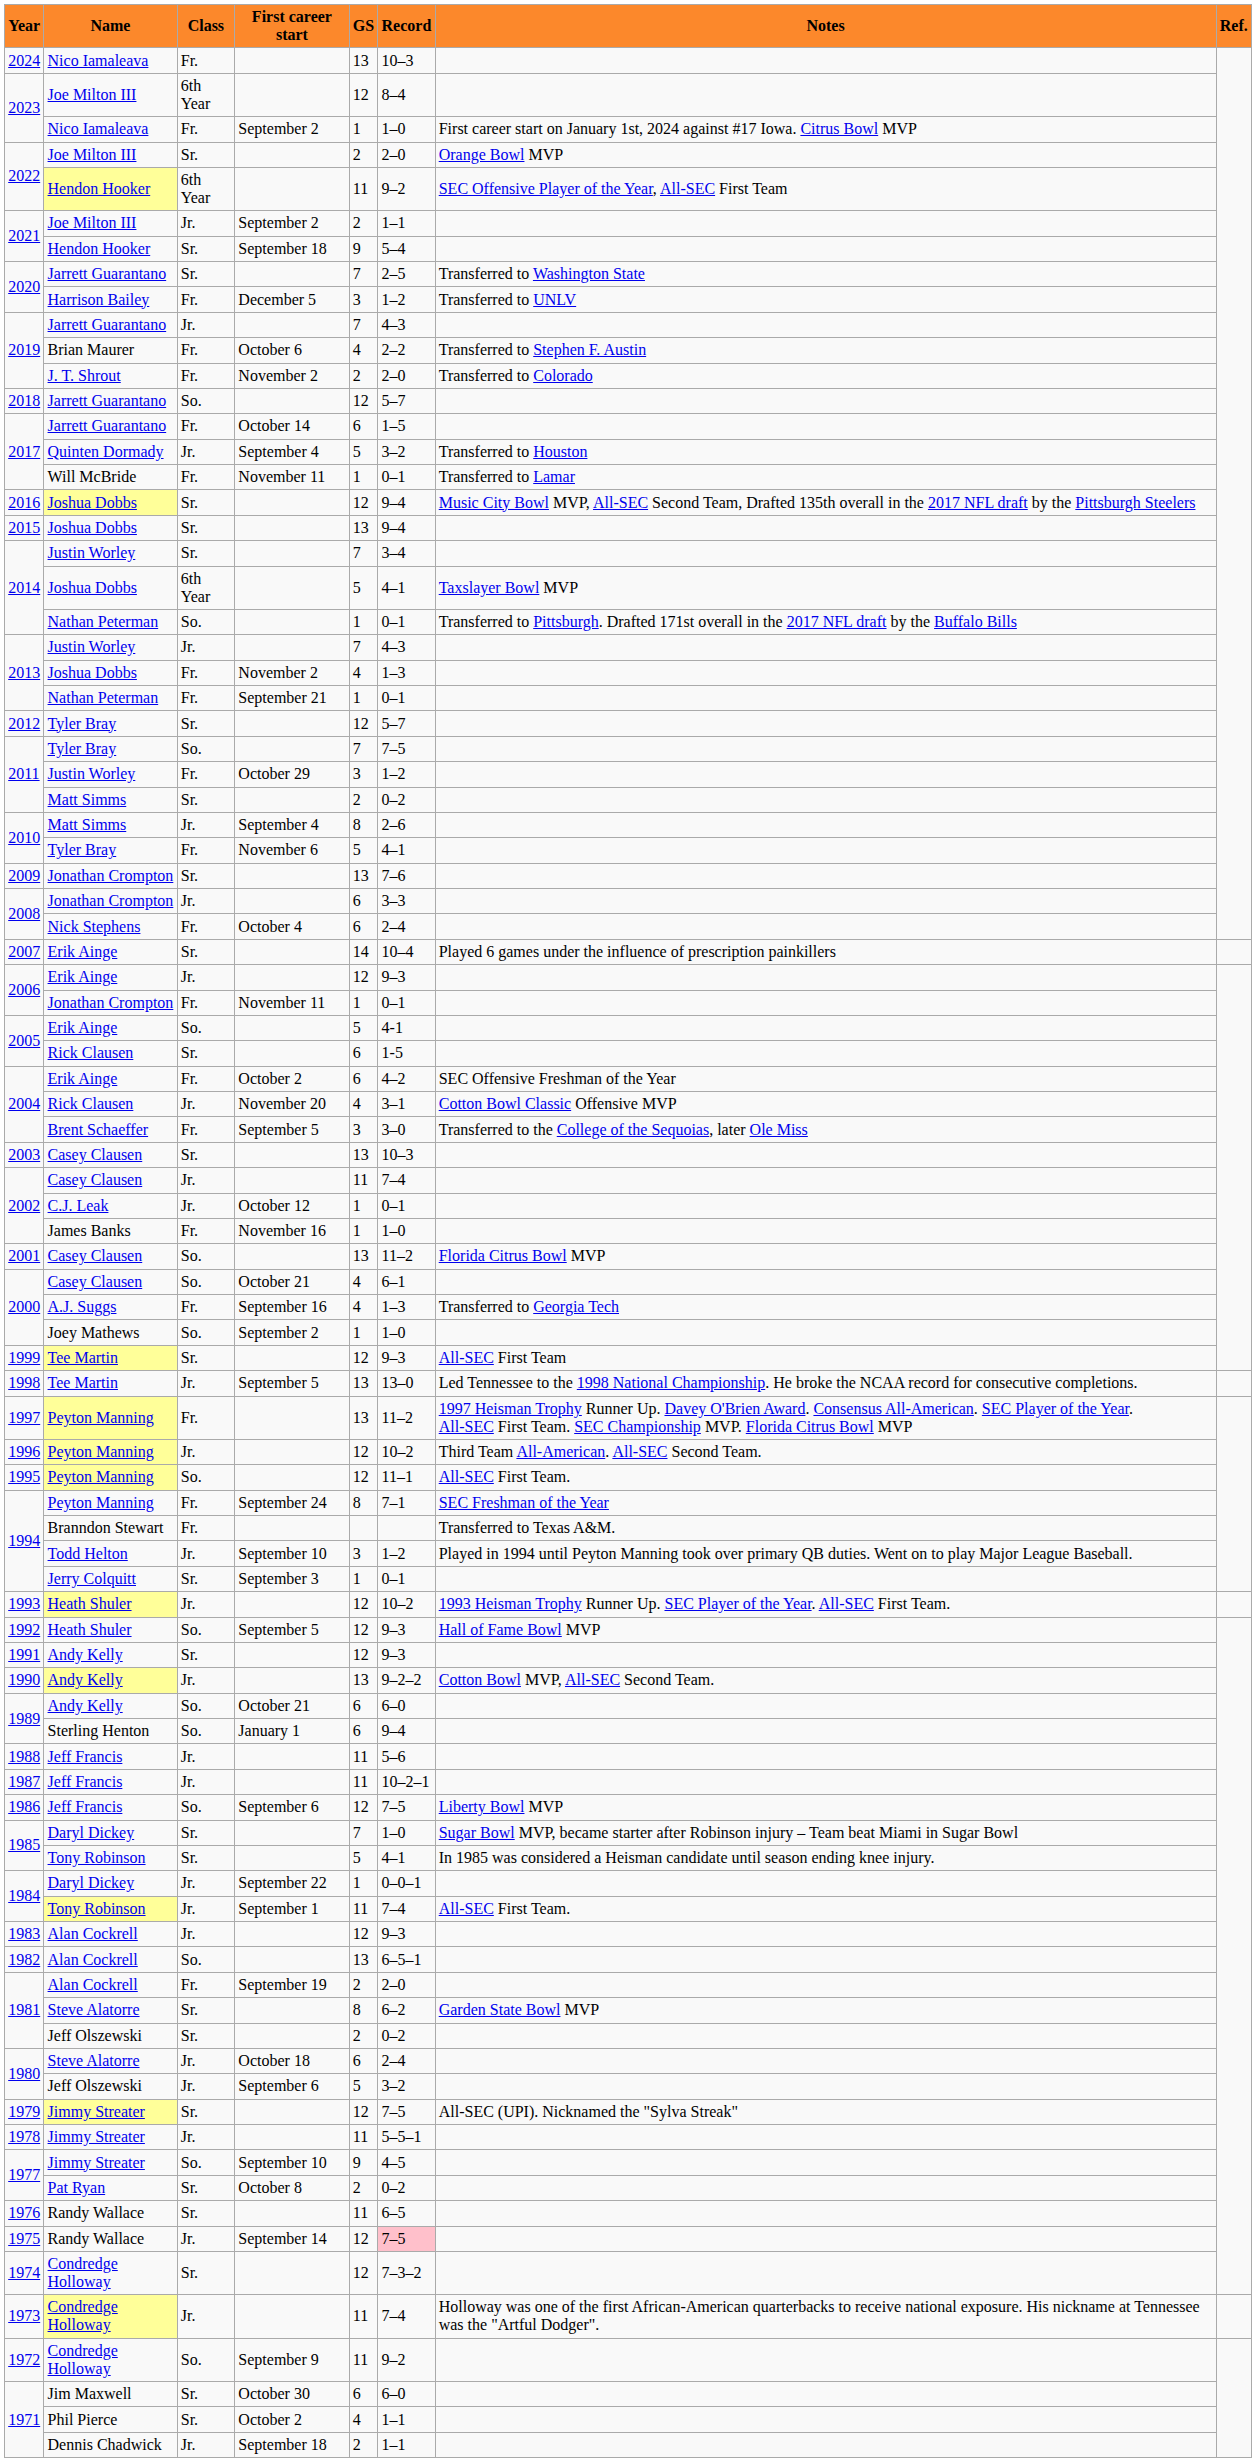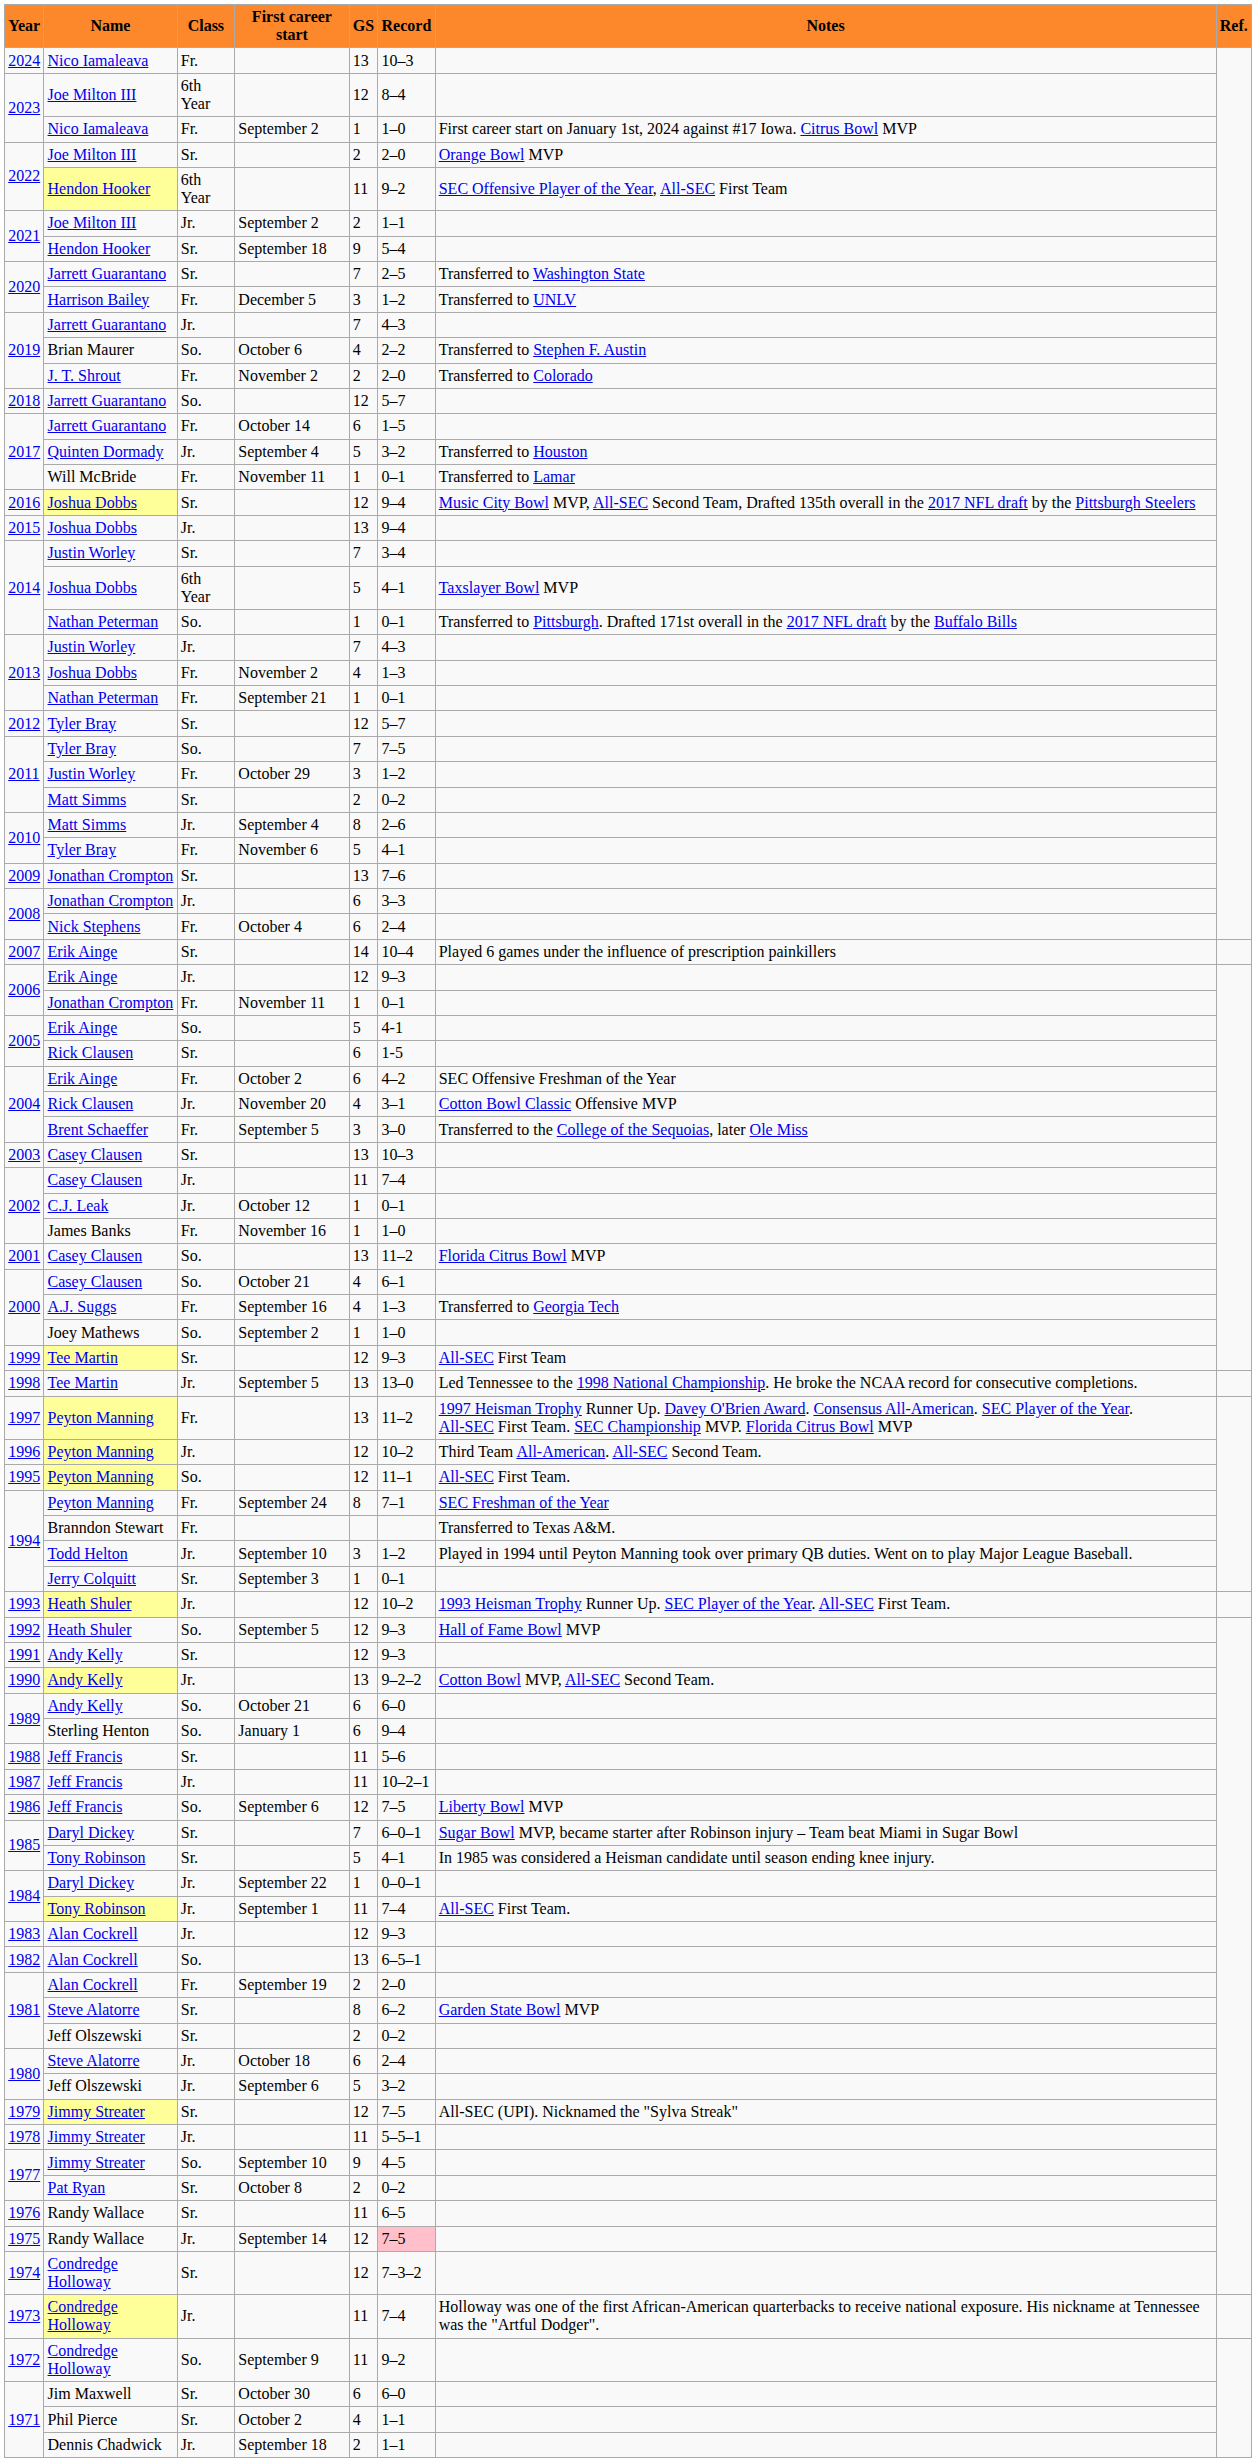(189, 350) Fr. -> (191, 350) So.
(189, 527) Sr. -> (188, 527) Jr.
(188, 1756) Jr. -> (189, 1756) Sr.
(394, 1832) 1–0 -> (402, 1832) 6–0–1
